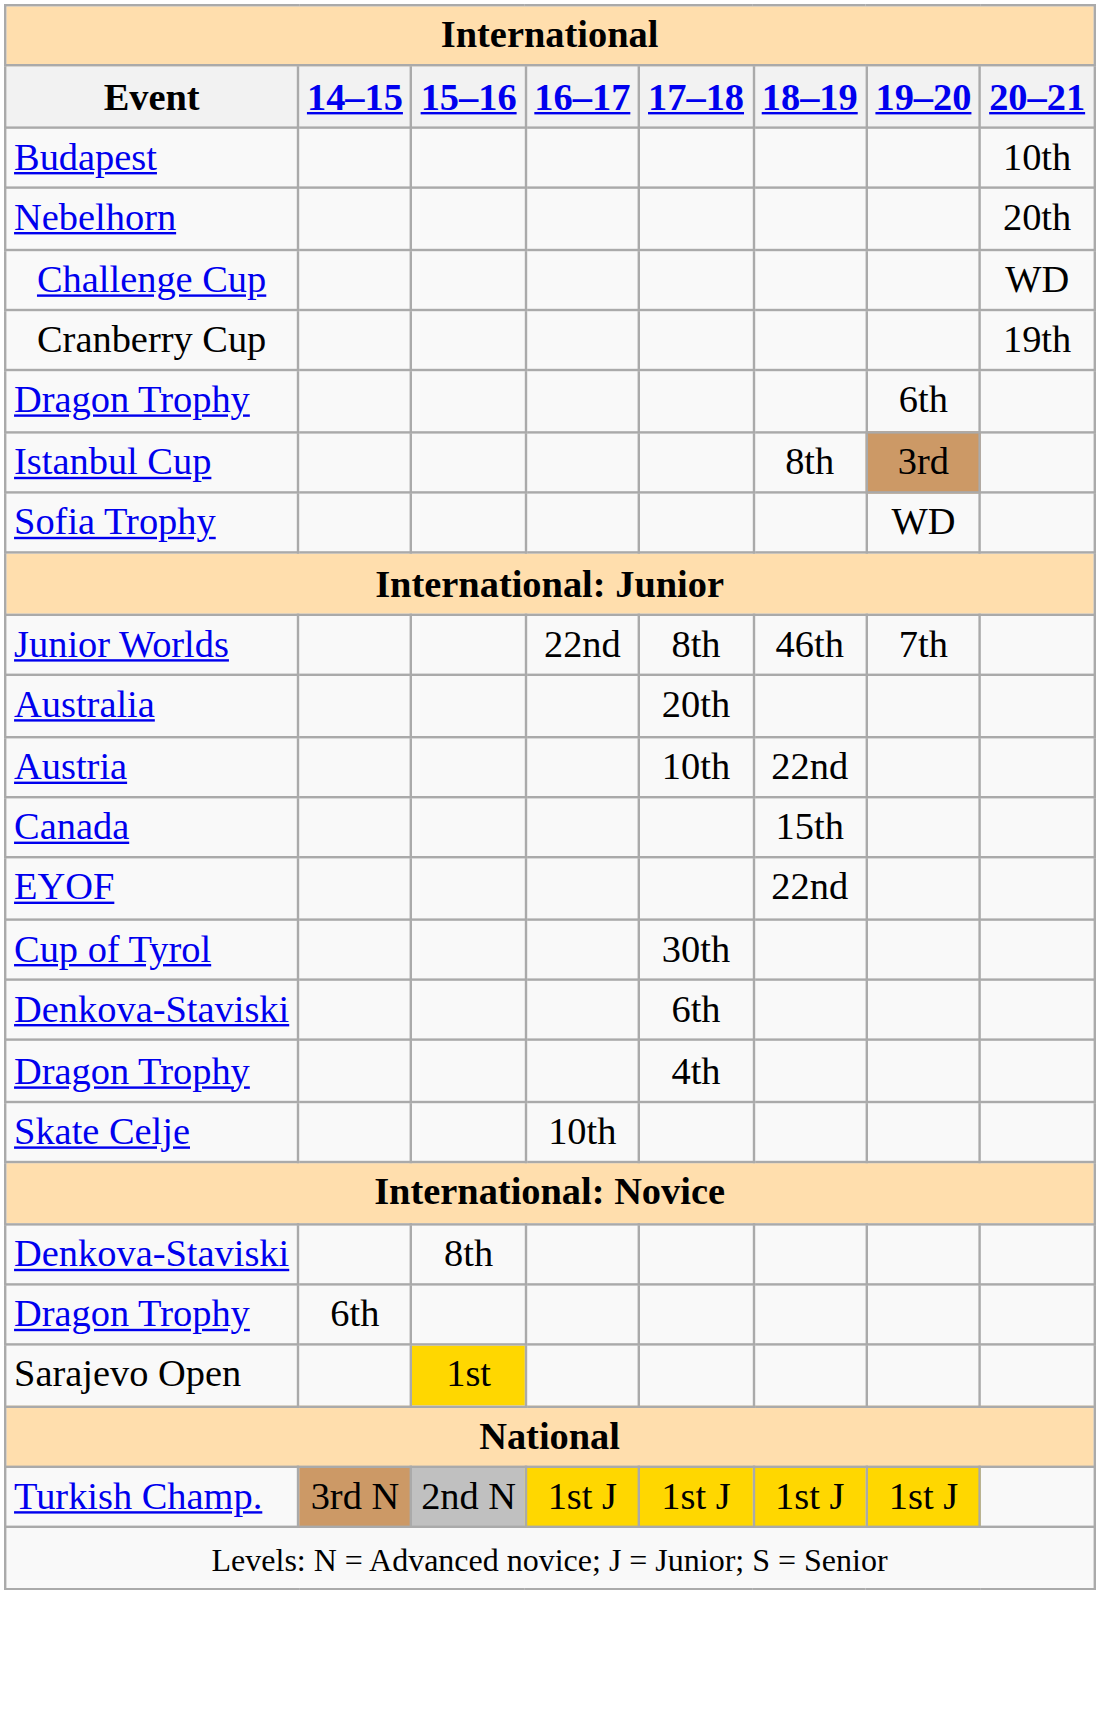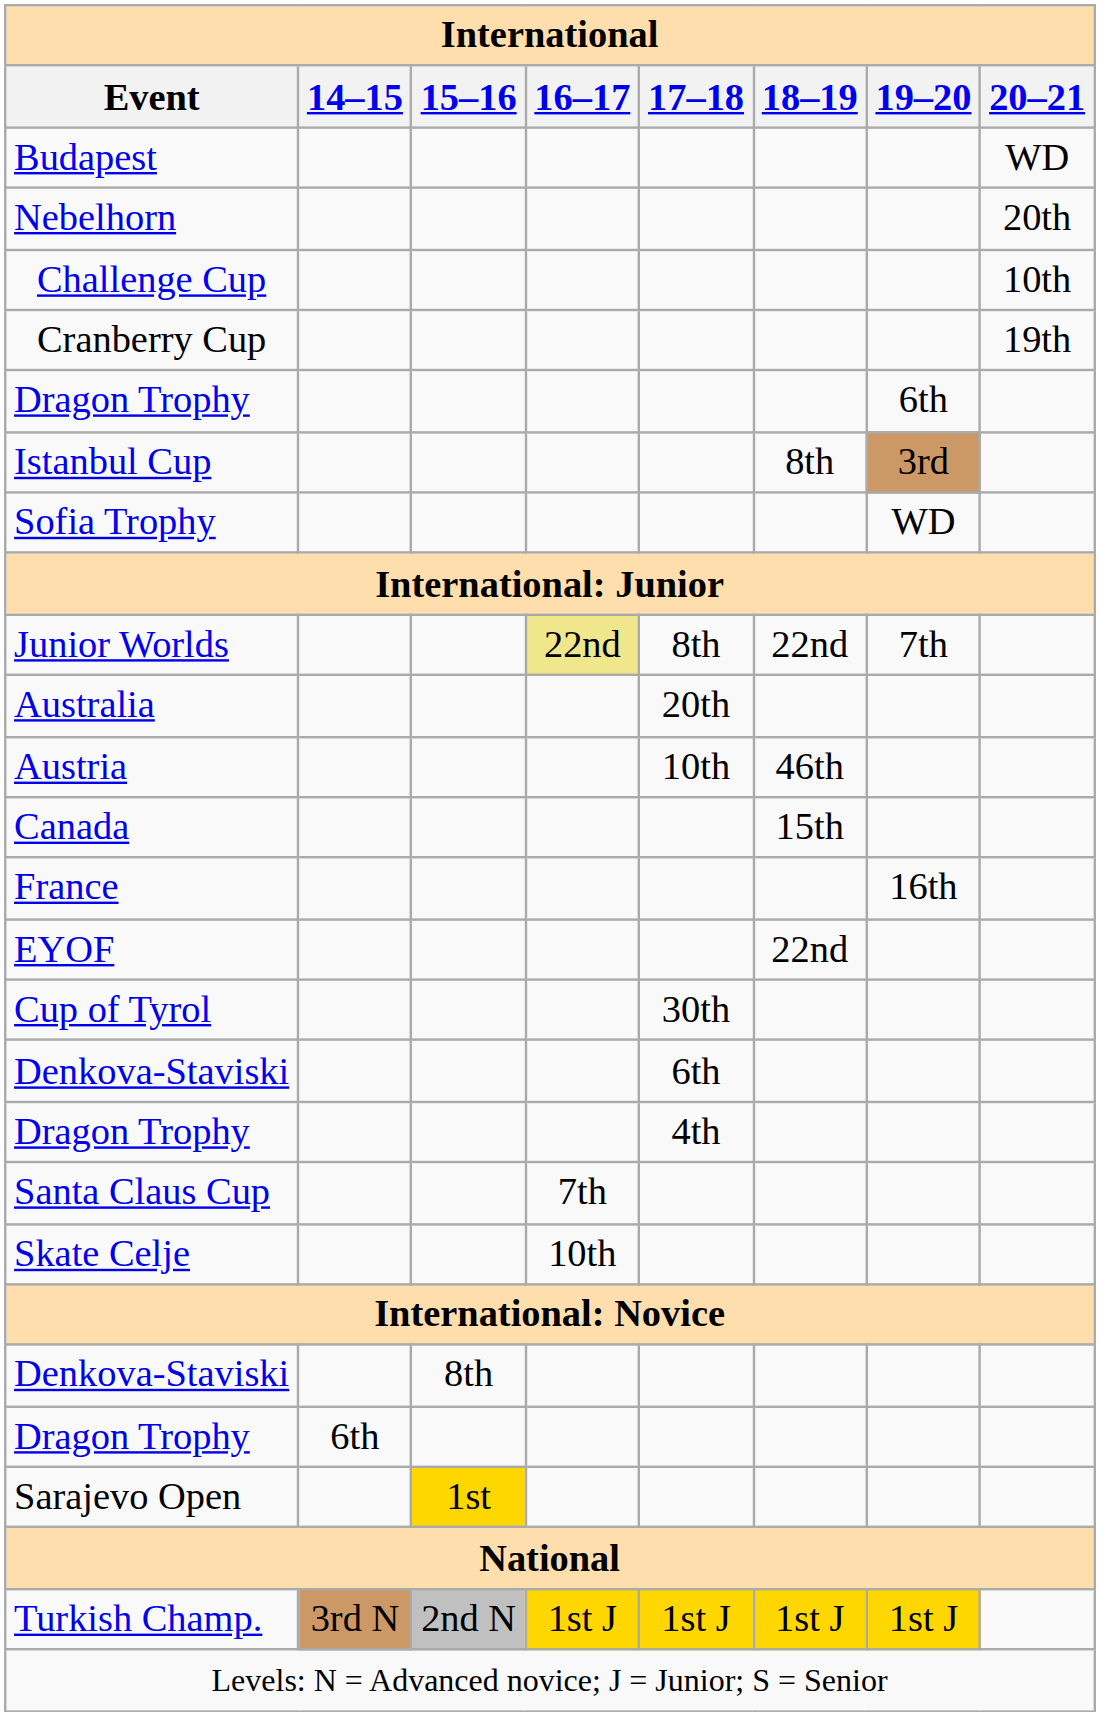(1037, 156) 10th -> (1037, 156) WD
(1037, 278) WD -> (1037, 278) 10th
(582, 643) no background -> (582, 643) khaki background
(810, 643) 46th -> (810, 643) 22nd
(810, 765) 22nd -> (810, 765) 46th
+ row: (66, 887)
+ row: (142, 1192)
